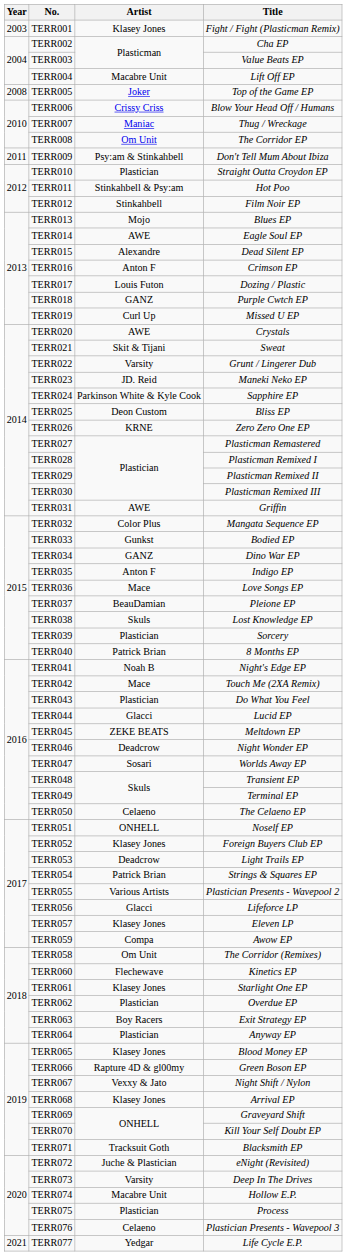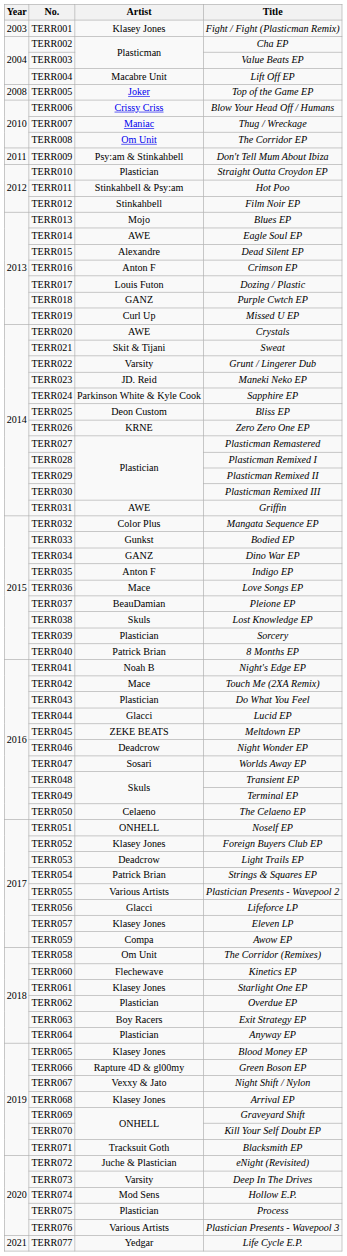(139, 1195) Macabre Unit -> (139, 1195) Mod Sens
(139, 1227) Celaeno -> (139, 1227) Various Artists
